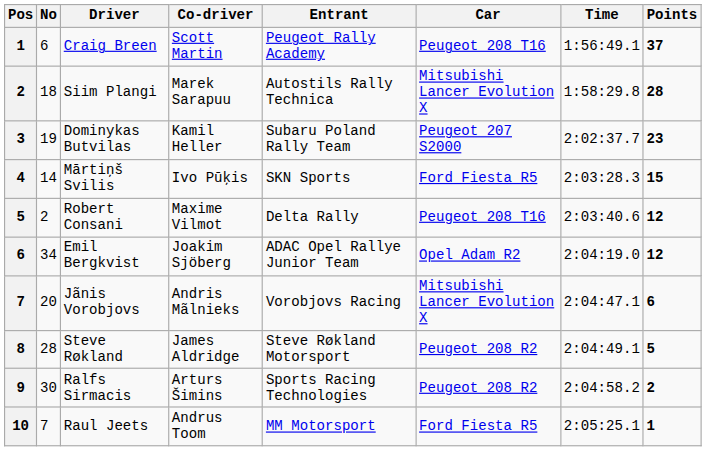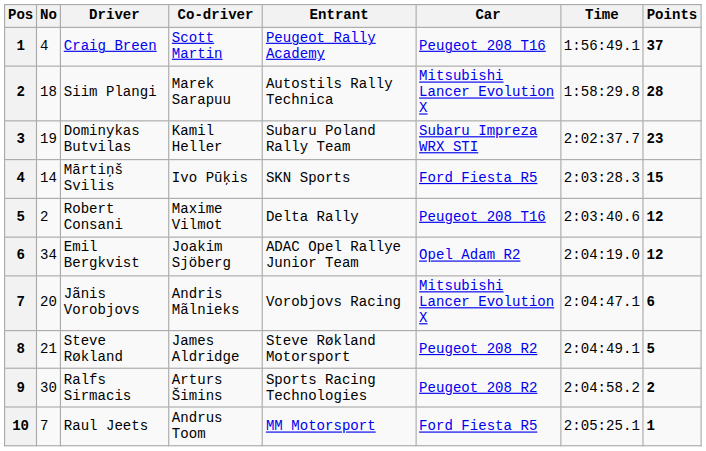(44, 47) 6 -> (44, 47) 4
(466, 140) Peugeot 207 S2000 -> (478, 140) Subaru Impreza WRX STI
(49, 350) 28 -> (49, 350) 21
